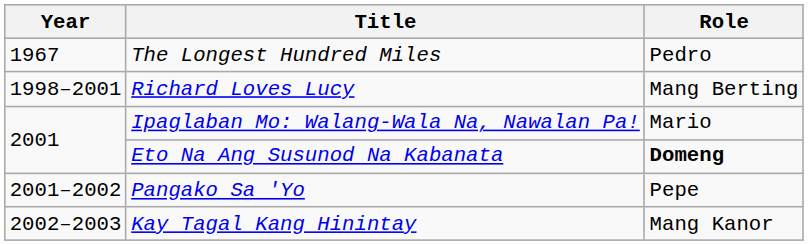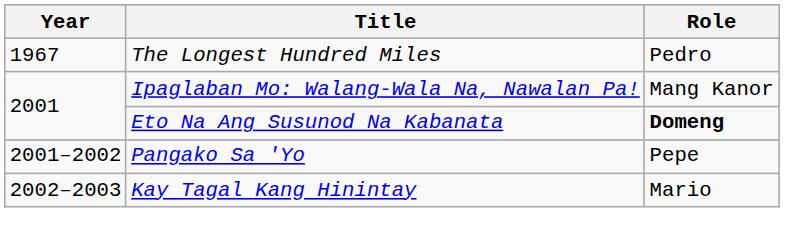- row: (243, 89)
(681, 123) Mario -> (712, 89) Mang Kanor
(712, 224) Mang Kanor -> (681, 190) Mario
